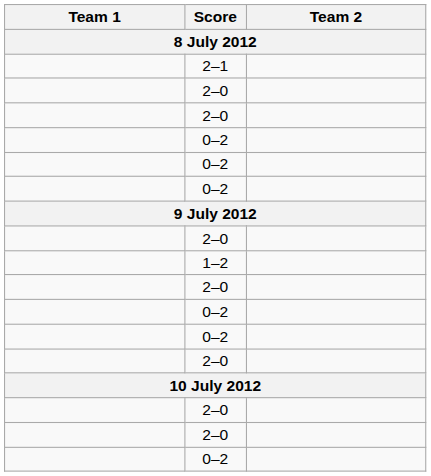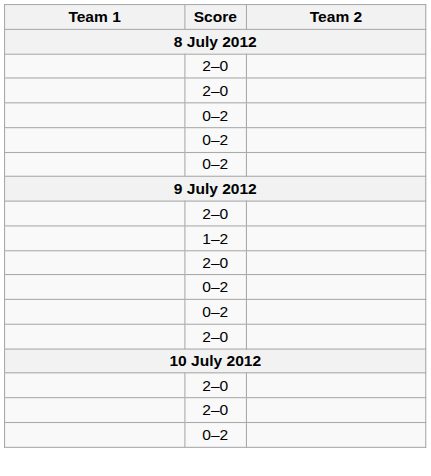- row: (95, 66)
